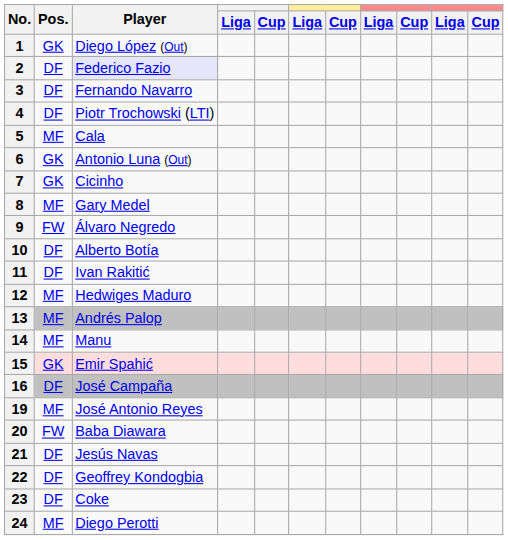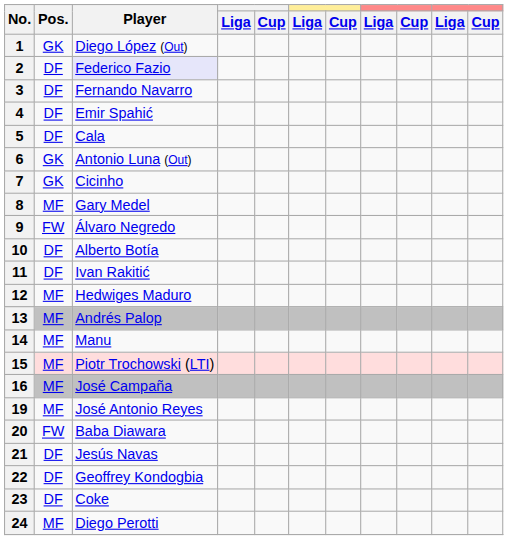(145, 113) Piotr Trochowski (LTI) -> (114, 113) Emir Spahić
(53, 136) MF -> (53, 136) DF
(53, 363) GK -> (53, 363) MF
(114, 363) Emir Spahić -> (145, 363) Piotr Trochowski (LTI)
(53, 386) DF -> (53, 386) MF
